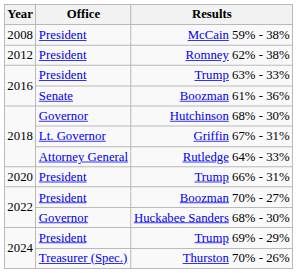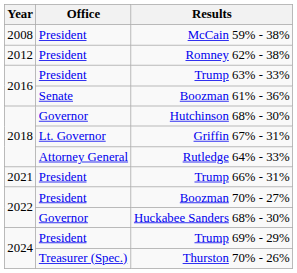(20, 177) 2020 -> (20, 177) 2021
